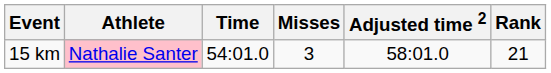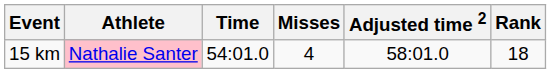(309, 54) 3 -> (309, 54) 4
(518, 54) 21 -> (518, 54) 18
